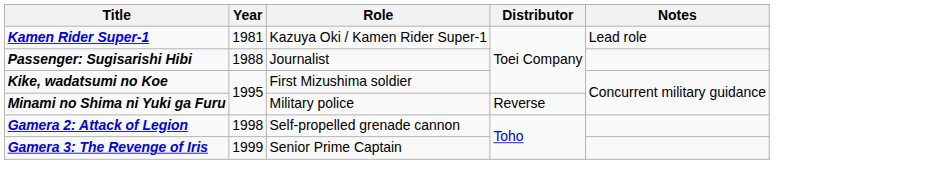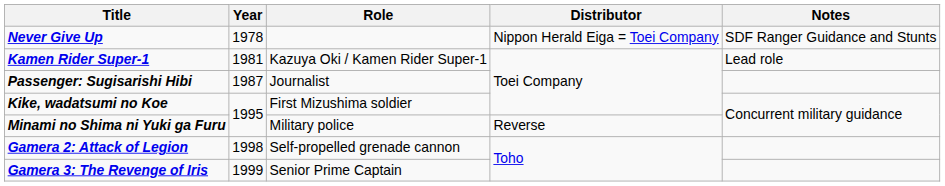+ row: (55, 37)
(248, 59) 1988 -> (248, 81) 1987
